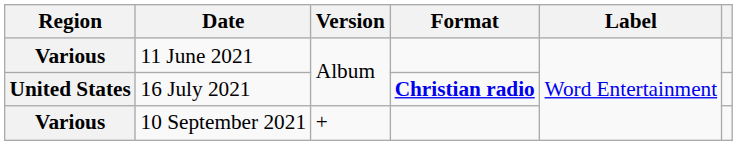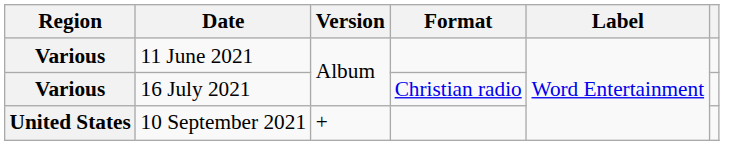(70, 88) United States -> (70, 88) Various
(465, 88) bold -> (458, 88) normal
(70, 122) Various -> (70, 122) United States
